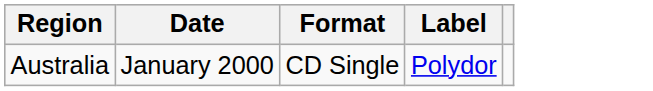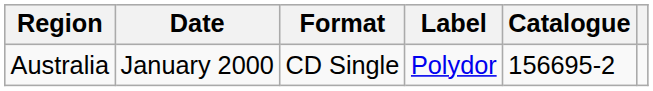+ column: (569, 24)
